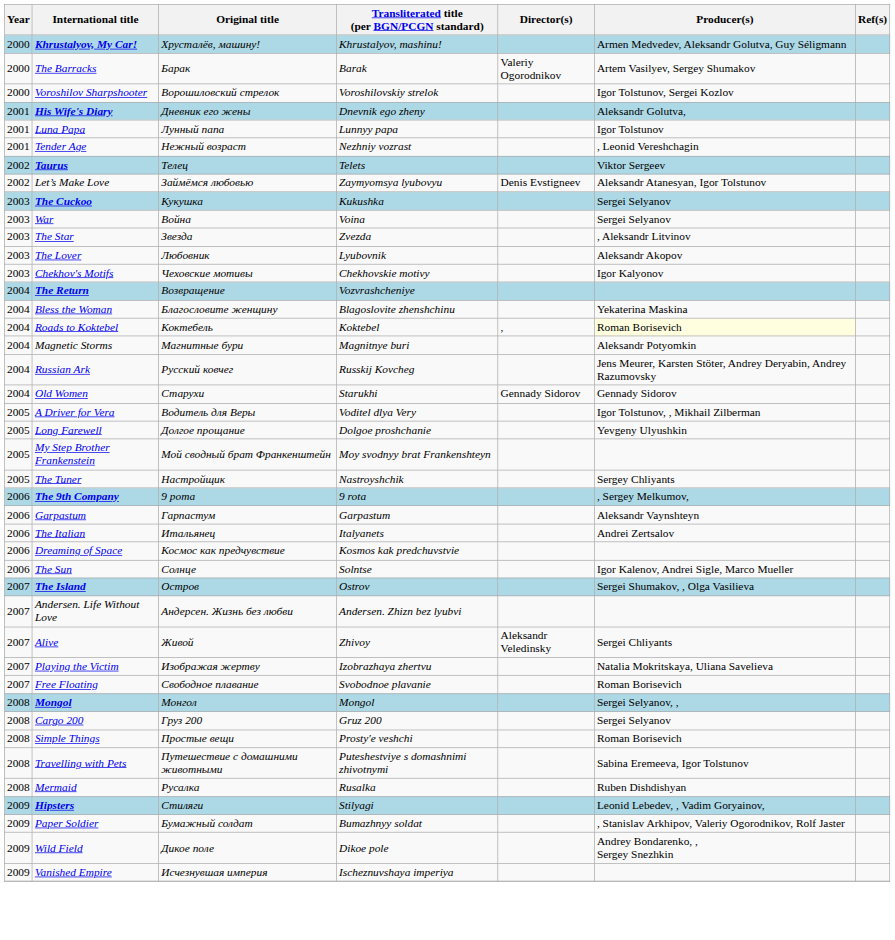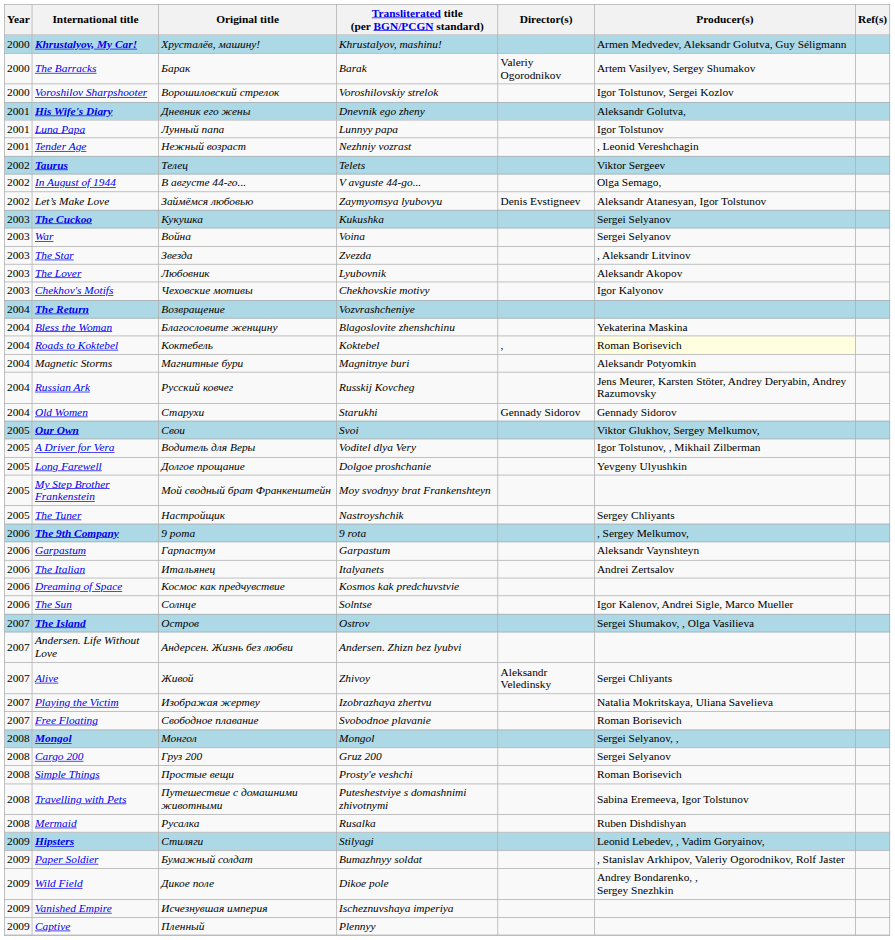+ row: (75, 183)
+ row: (57, 430)
+ row: (53, 926)
